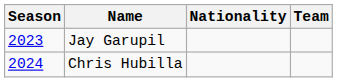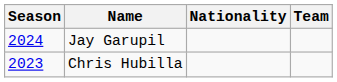(26, 40) 2023 -> (26, 40) 2024
(26, 64) 2024 -> (26, 64) 2023
